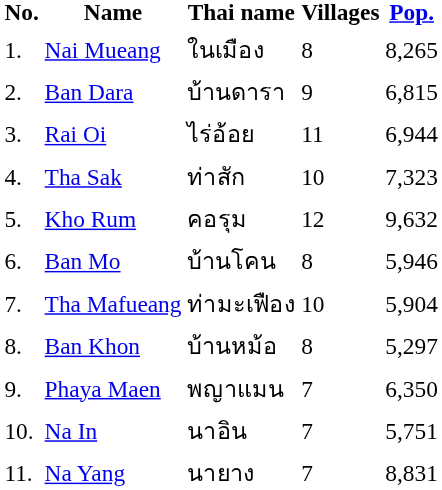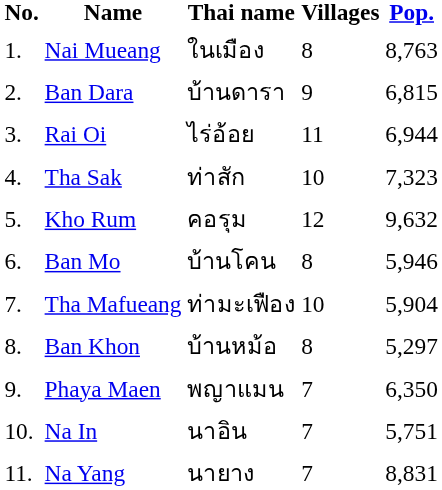(412, 49) 8,265 -> (412, 49) 8,763
